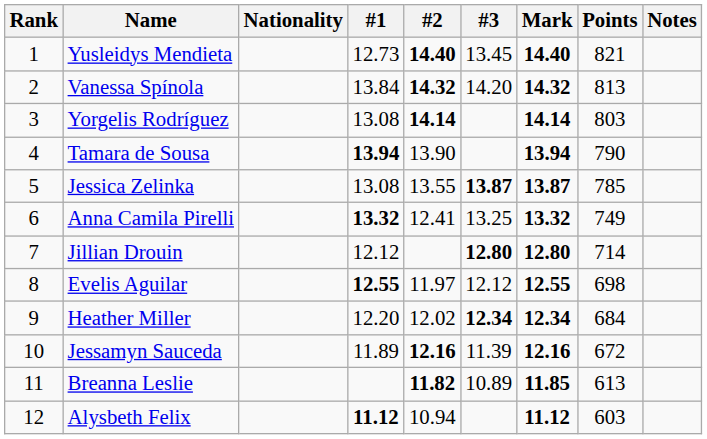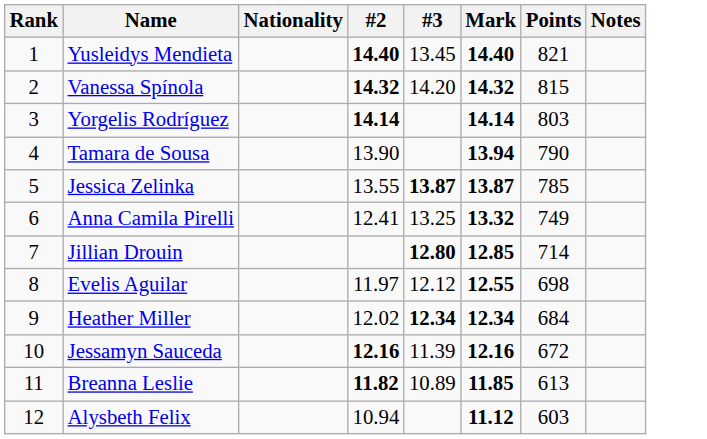- column: (376, 20)
(610, 86) 813 -> (553, 86) 815
(547, 251) 12.80 -> (491, 251) 12.85
